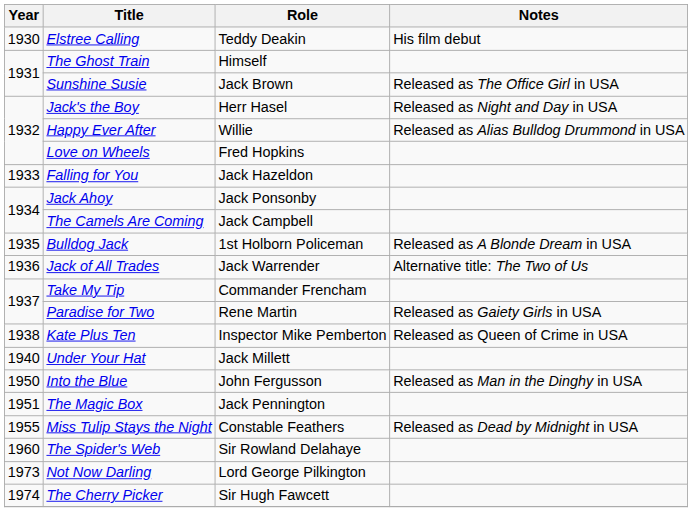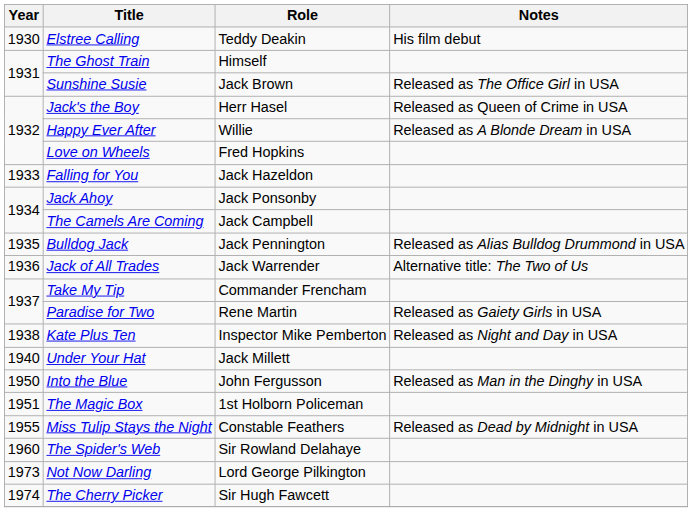(505, 107) Released as Night and Day in USA -> (510, 107) Released as Queen of Crime in USA
(539, 130) Released as Alias Bulldog Drummond in USA -> (512, 130) Released as A Blonde Dream in USA
(291, 244) 1st Holborn Policeman -> (272, 244) Jack Pennington
(512, 244) Released as A Blonde Dream in USA -> (539, 244) Released as Alias Bulldog Drummond in USA
(510, 335) Released as Queen of Crime in USA -> (505, 335) Released as Night and Day in USA
(272, 404) Jack Pennington -> (291, 404) 1st Holborn Policeman
